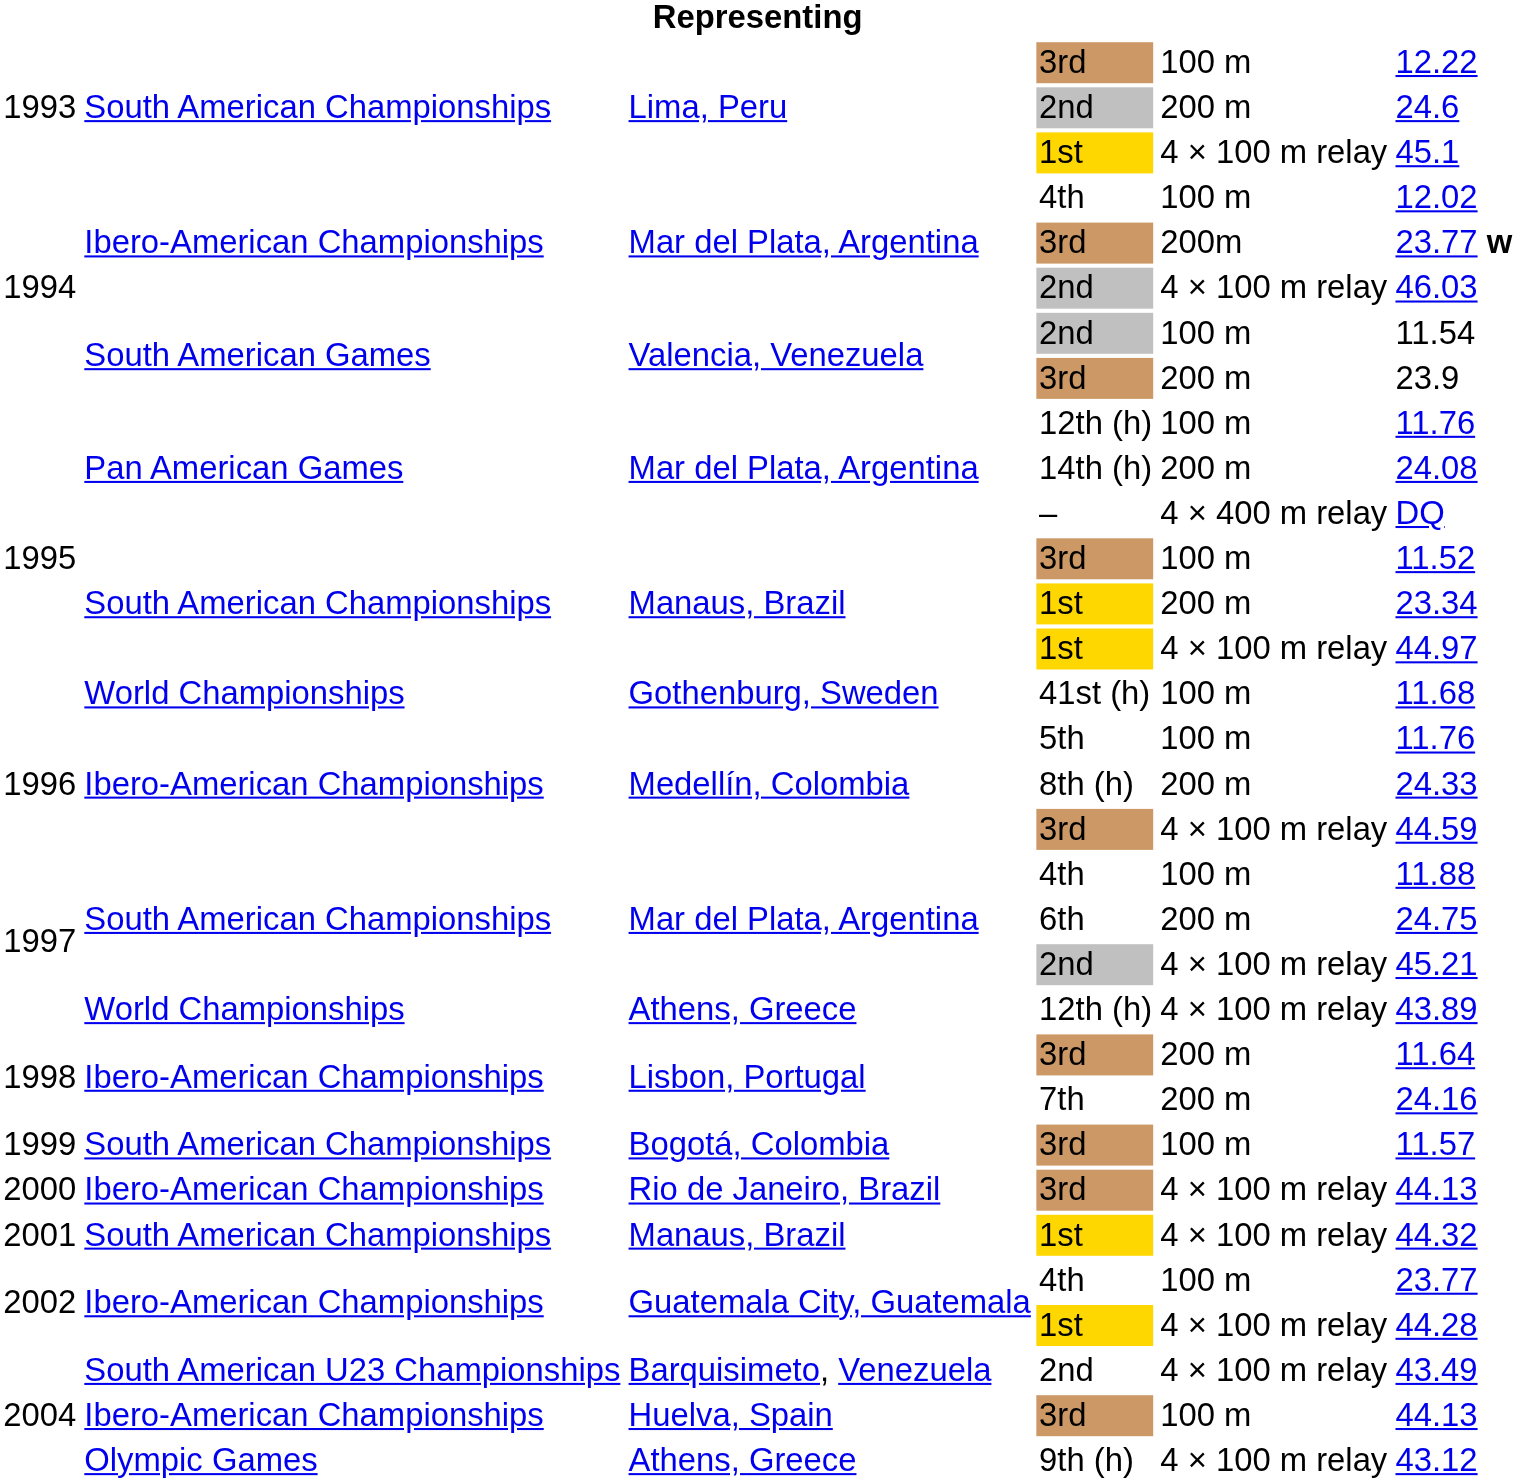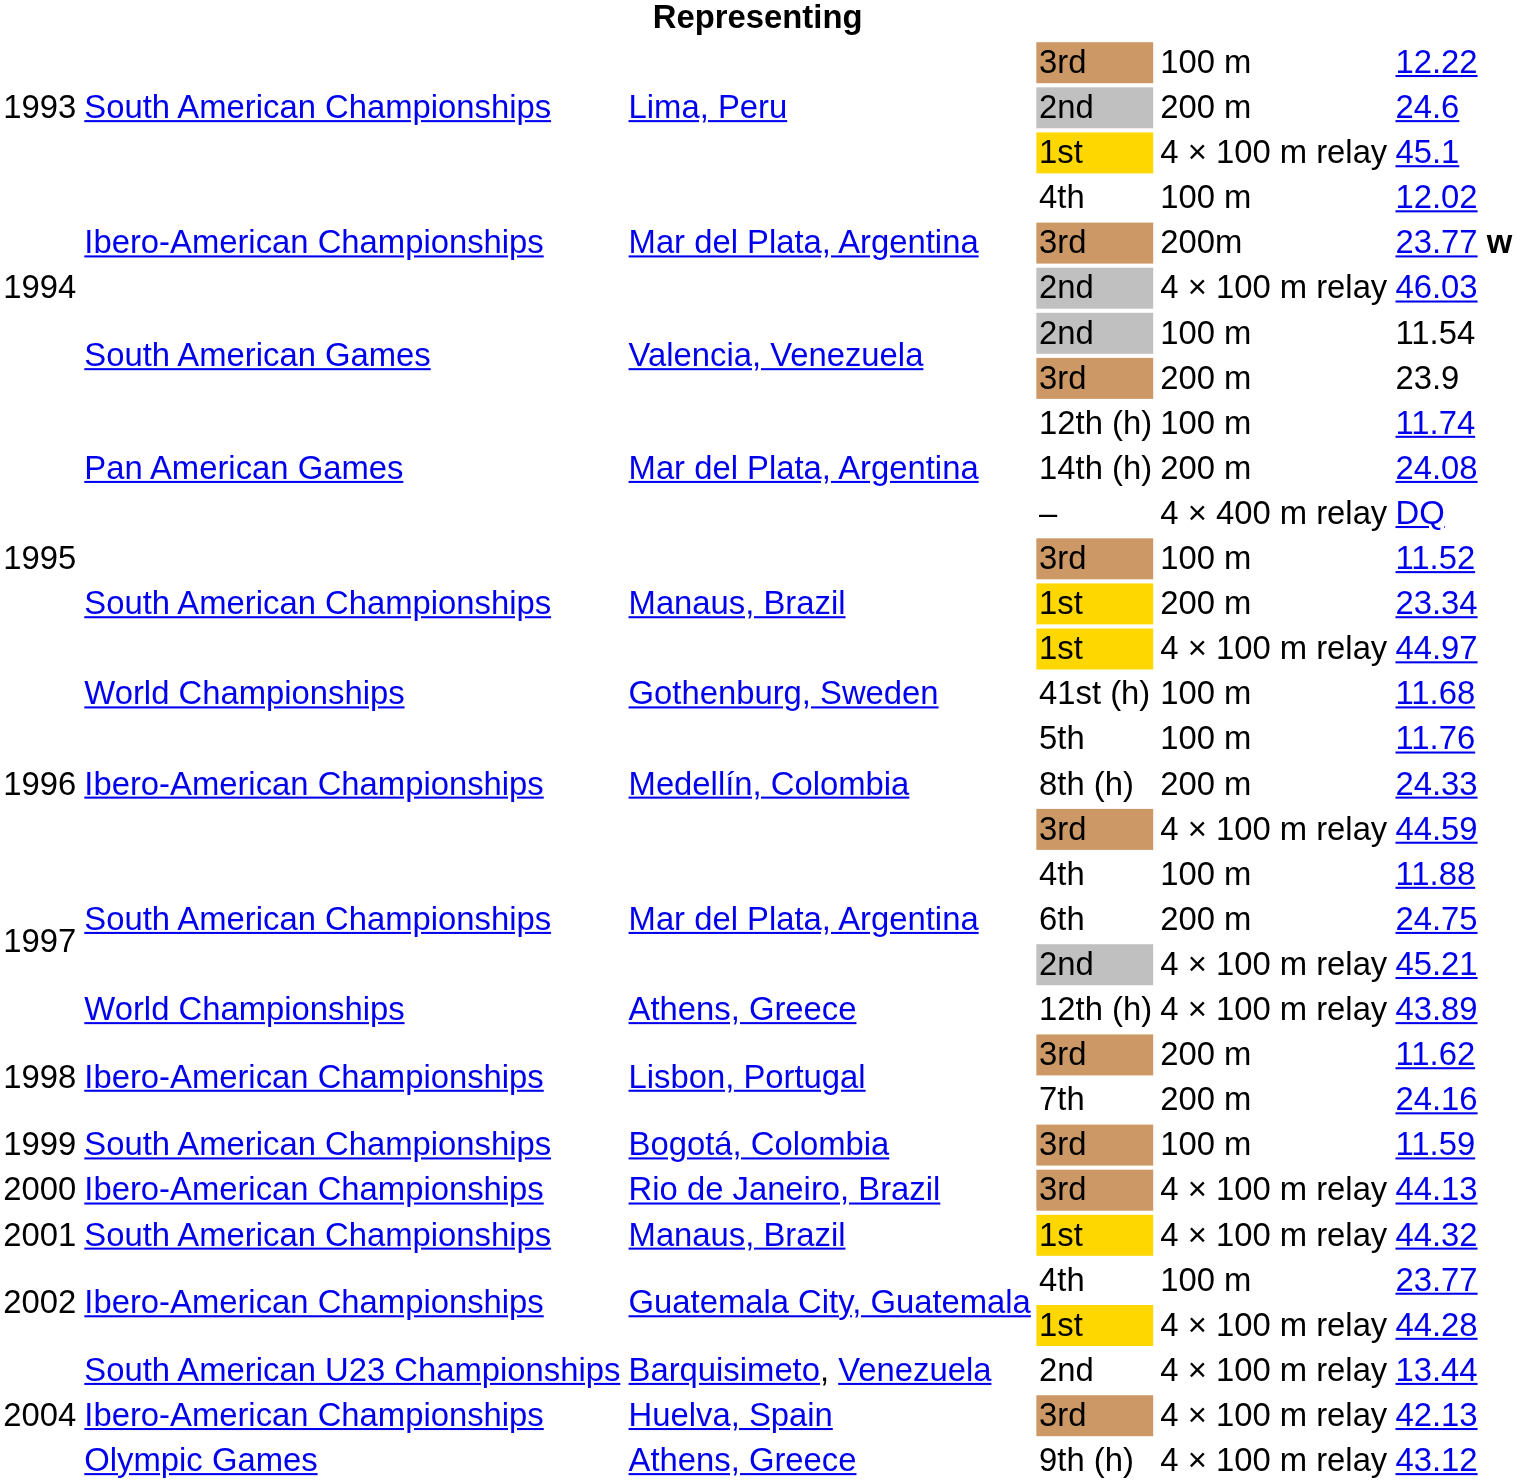(1435, 422) 11.76 -> (1435, 422) 11.74
(1435, 1054) 11.64 -> (1435, 1054) 11.62
(1435, 1144) 11.57 -> (1435, 1144) 11.59
(1437, 1370) 43.49 -> (1437, 1370) 13.44
(1206, 1415) 100 m -> (1274, 1415) 4 × 100 m relay
(1437, 1415) 44.13 -> (1437, 1415) 42.13
